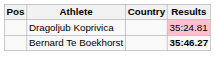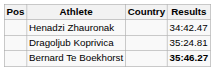+ row: (72, 27)
(189, 27) pink background -> (189, 43) no background
